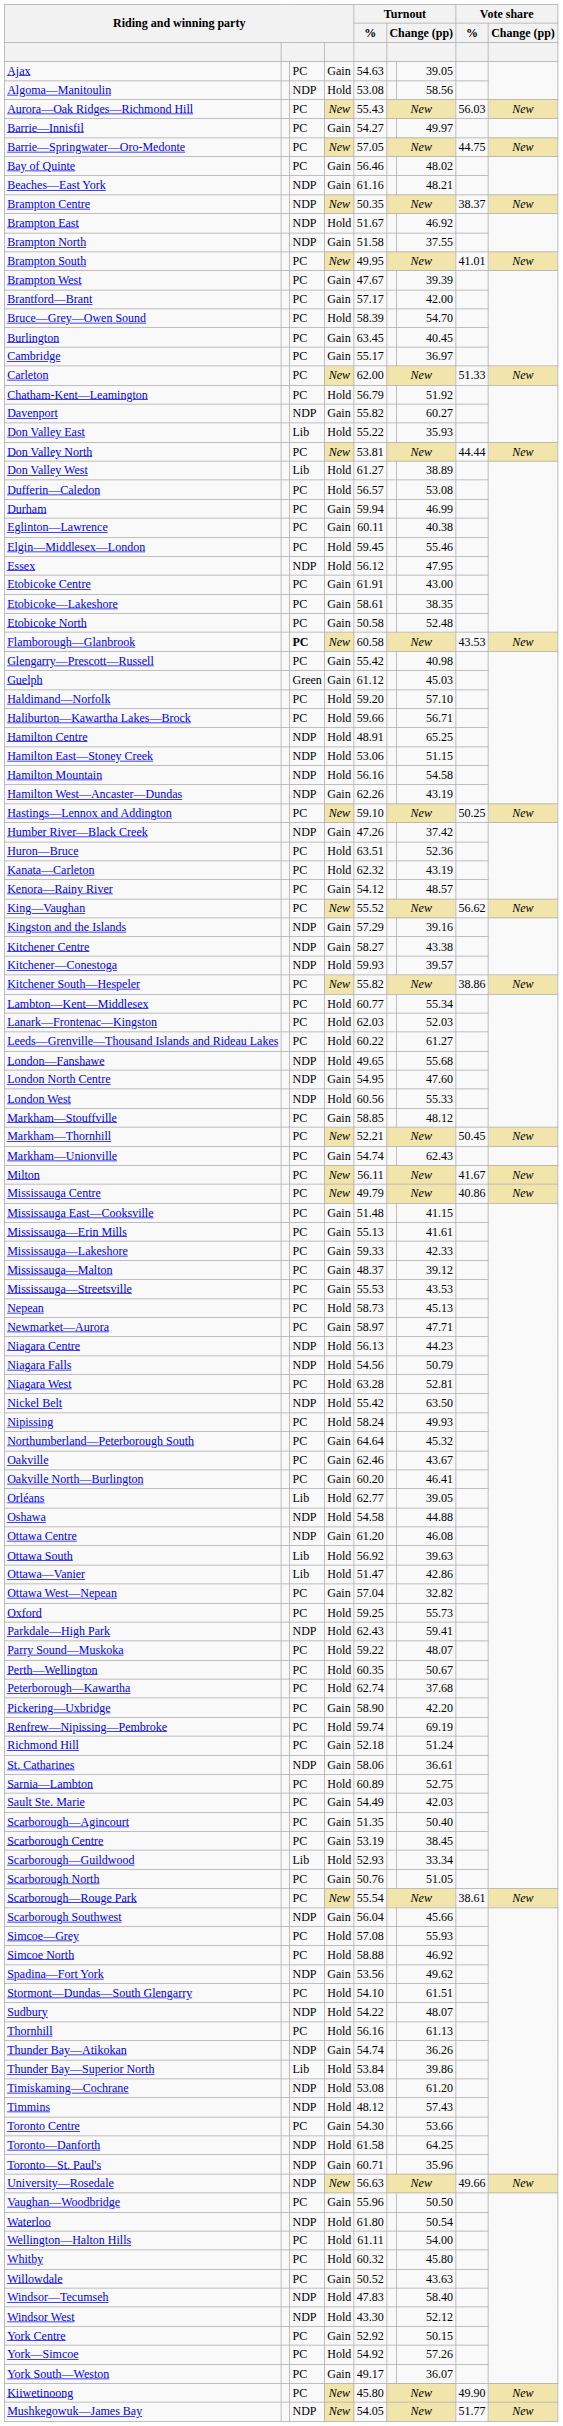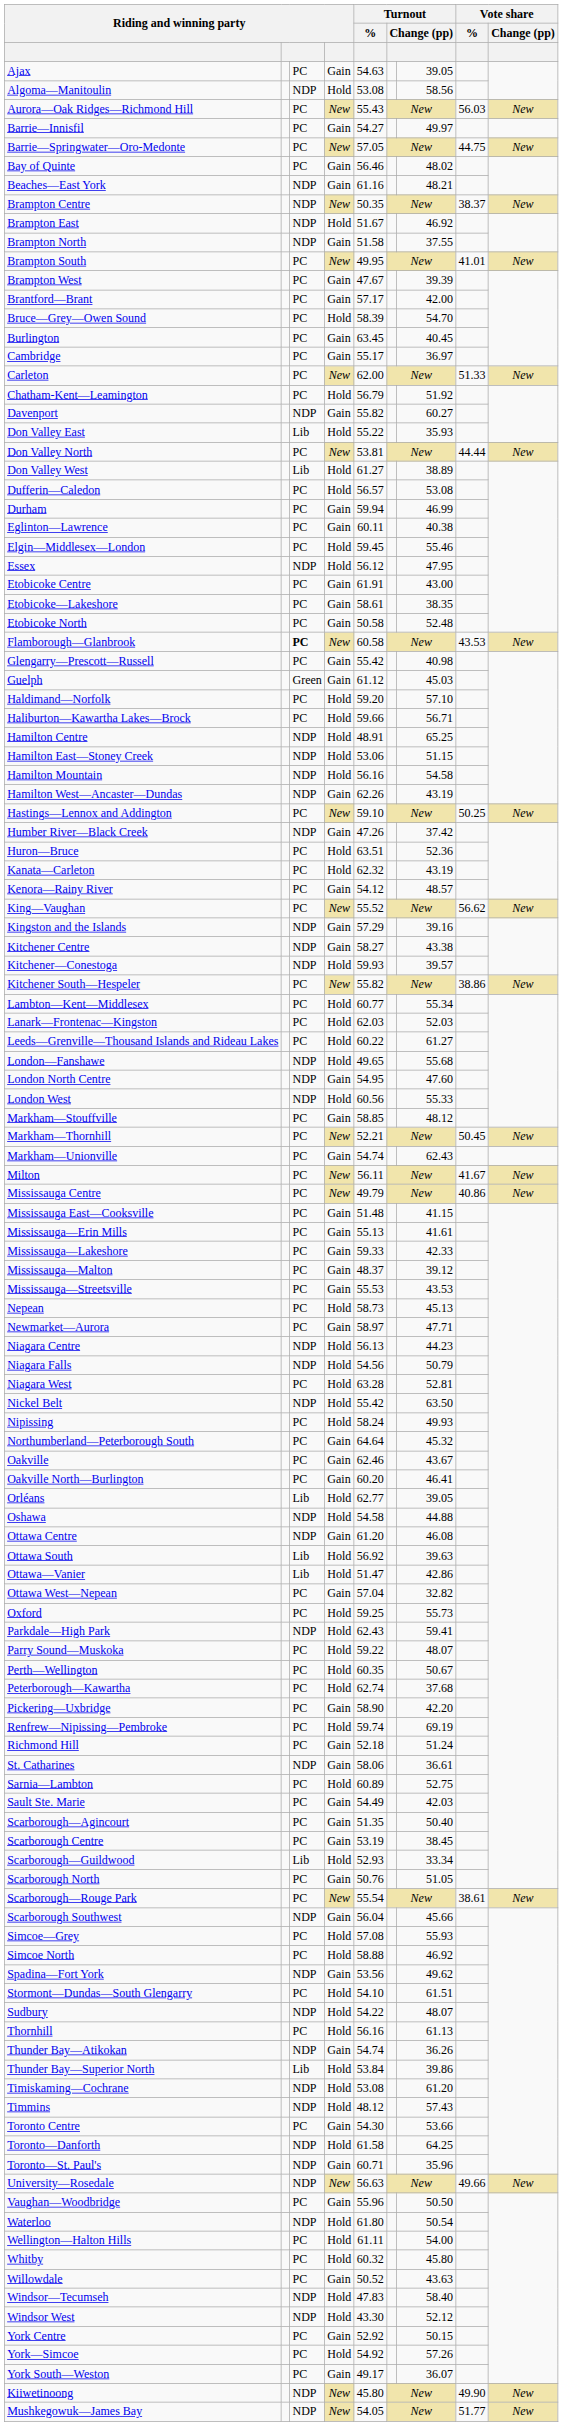(300, 2392) PC -> (304, 2392) NDP
